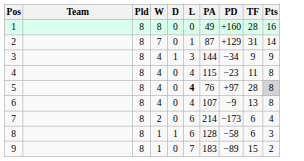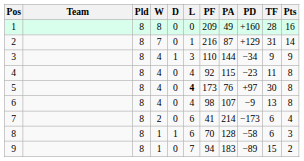+ column: (210, 12)
(253, 88) 28 -> (272, 88) 30
(271, 88) lightgrey background -> (290, 88) no background
